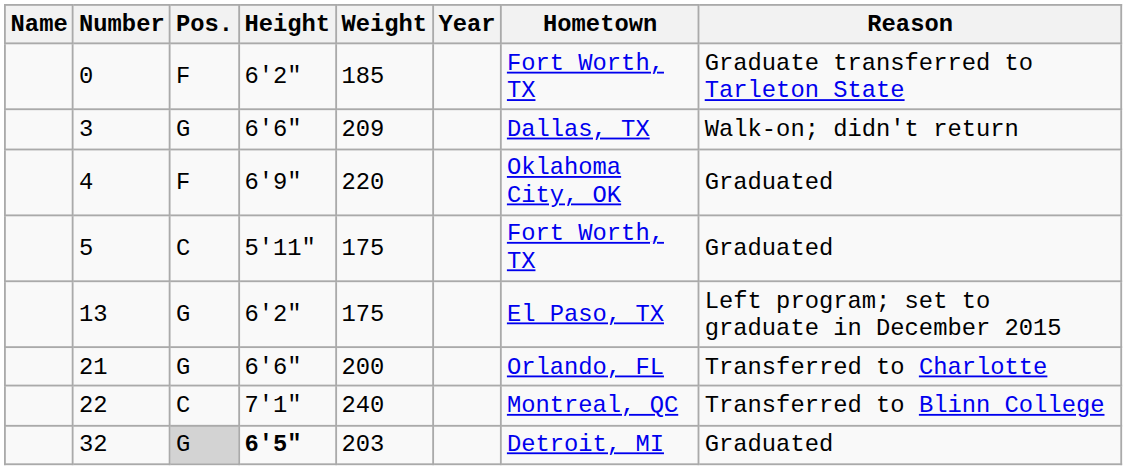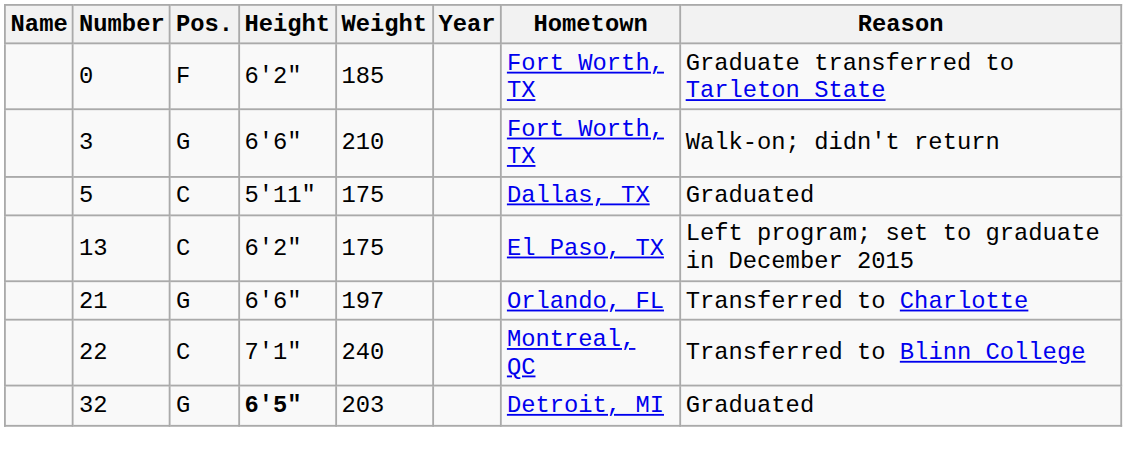(363, 129) 209 -> (363, 143) 210
(578, 129) Dallas, TX -> (585, 143) Fort Worth, TX
- row: (86, 182)
(585, 248) Fort Worth, TX -> (578, 196) Dallas, TX
(183, 314) G -> (183, 248) C
(363, 367) 200 -> (363, 301) 197
(183, 444) lightgrey background -> (183, 406) no background
